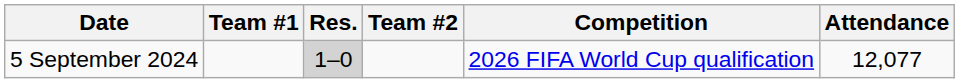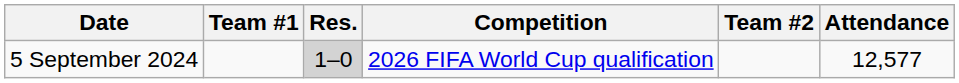columns swapped: (413, 22) <-> (641, 22)
(887, 58) 12,077 -> (887, 58) 12,577
